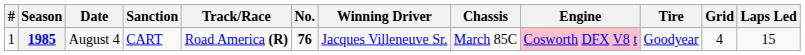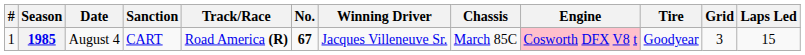(305, 39) 76 -> (305, 39) 67
(720, 39) 4 -> (720, 39) 3
